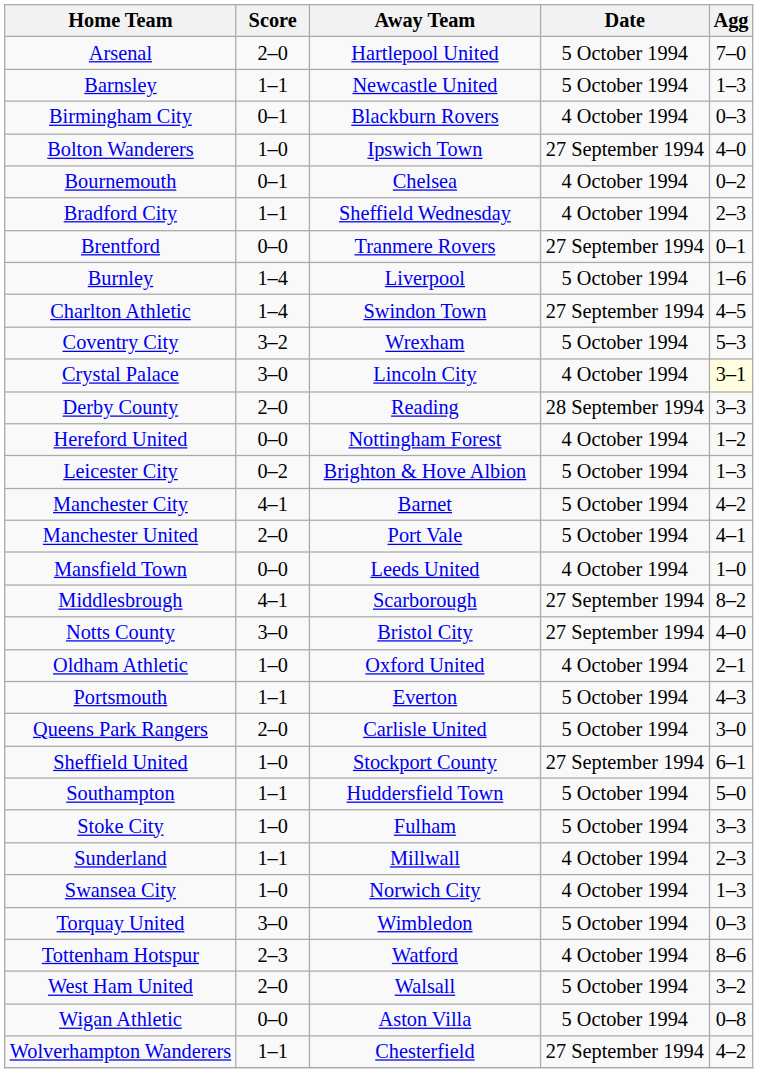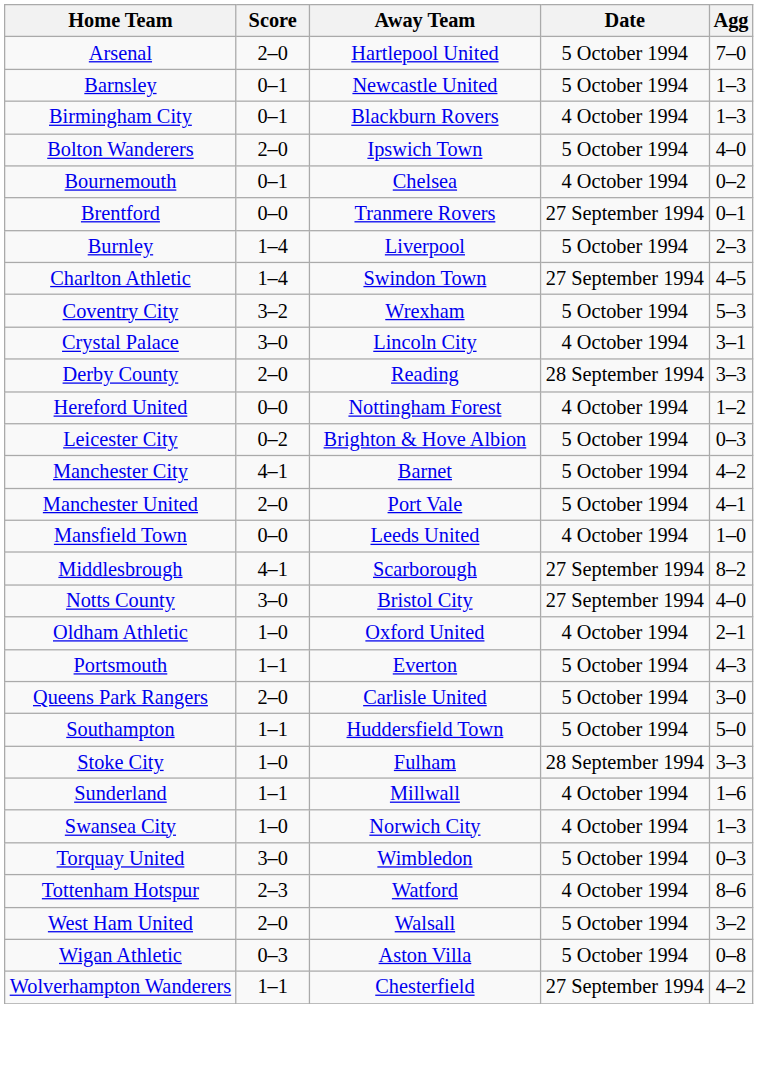(273, 85) 1–1 -> (273, 85) 0–1
(731, 117) 0–3 -> (731, 117) 1–3
(273, 149) 1–0 -> (273, 149) 2–0
(625, 149) 27 September 1994 -> (625, 149) 5 October 1994
- row: (120, 213)
(731, 278) 1–6 -> (731, 246) 2–3
(731, 375) lightyellow background -> (731, 342) no background
(731, 471) 1–3 -> (731, 439) 0–3
- row: (120, 761)
(625, 826) 5 October 1994 -> (625, 761) 28 September 1994
(731, 858) 2–3 -> (731, 794) 1–6
(273, 1019) 0–0 -> (273, 955) 0–3
